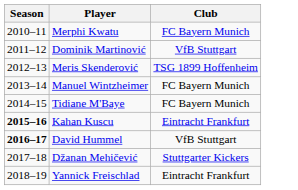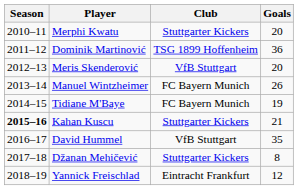+ column: (277, 13)
(206, 31) FC Bayern Munich -> (206, 31) Stuttgarter Kickers
(206, 49) VfB Stuttgart -> (206, 49) TSG 1899 Hoffenheim
(206, 67) TSG 1899 Hoffenheim -> (206, 67) VfB Stuttgart
(206, 121) Eintracht Frankfurt -> (206, 121) Stuttgarter Kickers
(27, 139) bold -> (27, 139) normal
